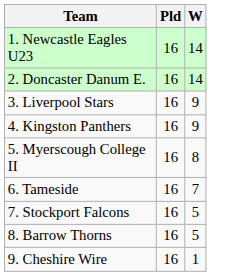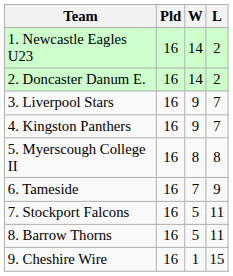+ column: (217, 16)
